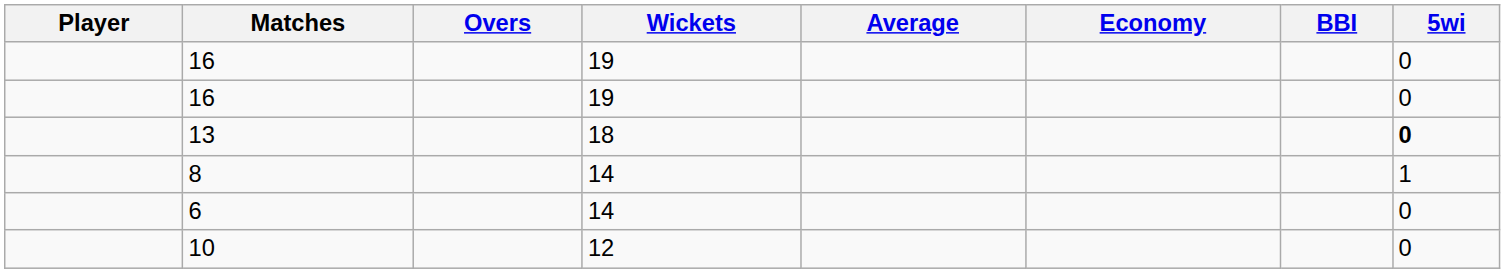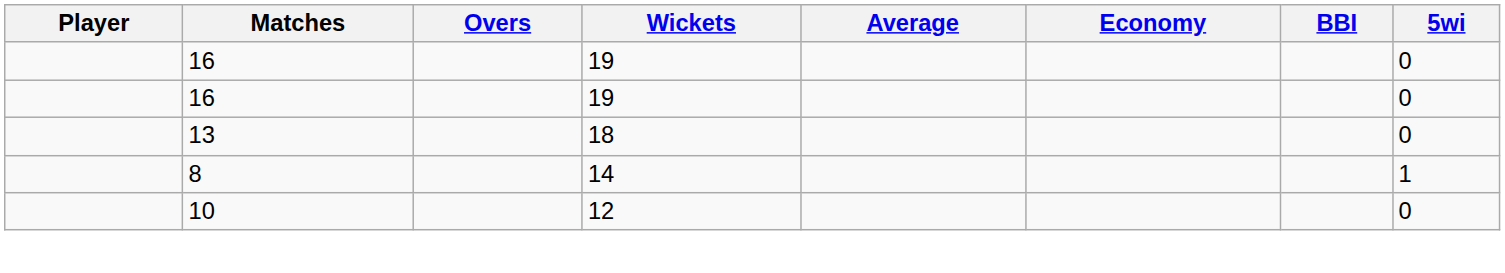(1405, 135) bold -> (1405, 135) normal
- row: (195, 211)
